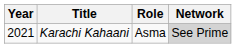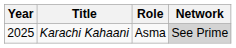(21, 33) 2021 -> (21, 33) 2025
